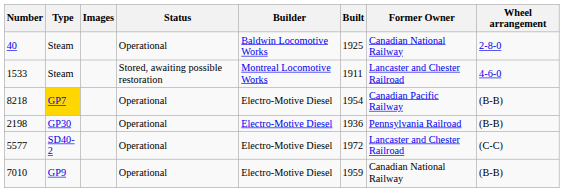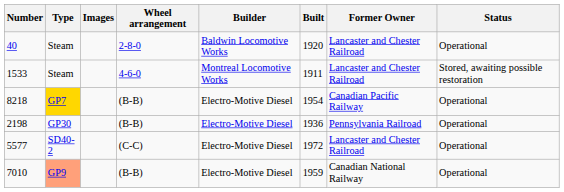columns swapped: (518, 18) <-> (178, 18)
(353, 46) 1925 -> (313, 46) 1920
(407, 46) Canadian National Railway -> (374, 46) Lancaster and Chester Railroad
(57, 173) no background -> (57, 173) lightsalmon background
